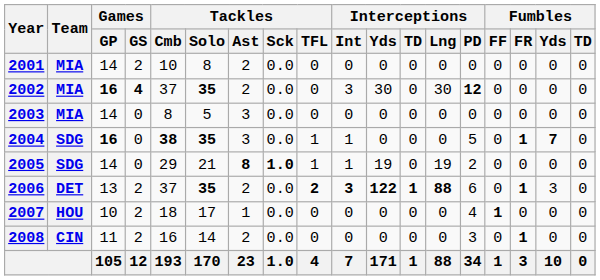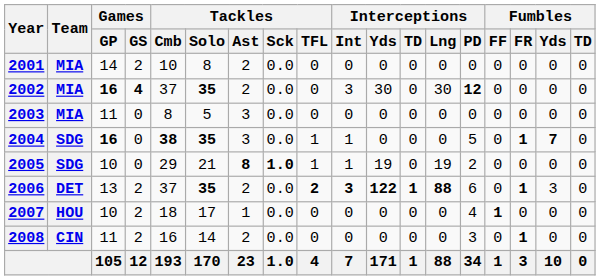(109, 115) 14 -> (109, 115) 11
(109, 164) 14 -> (109, 164) 10
